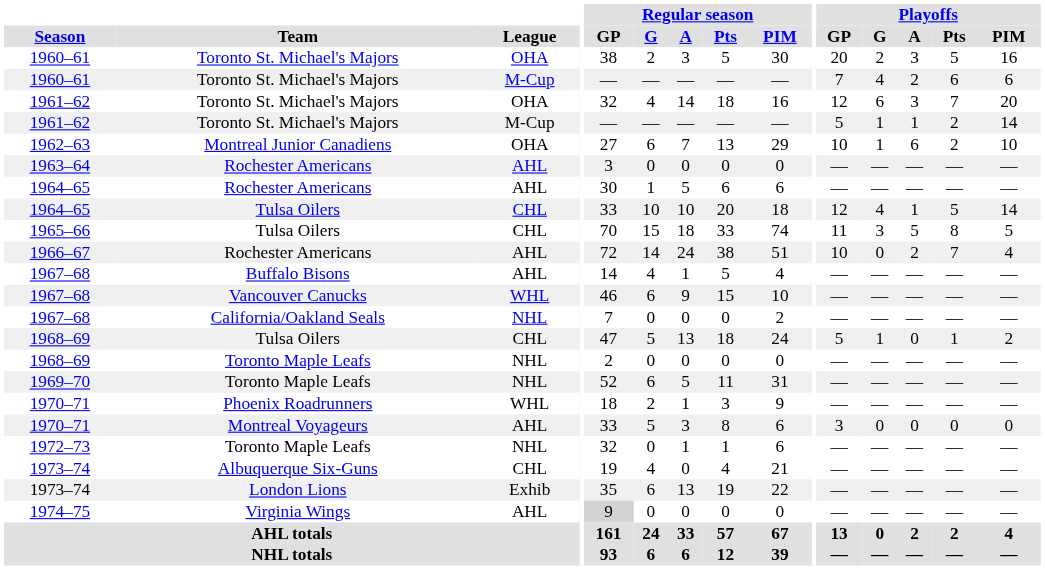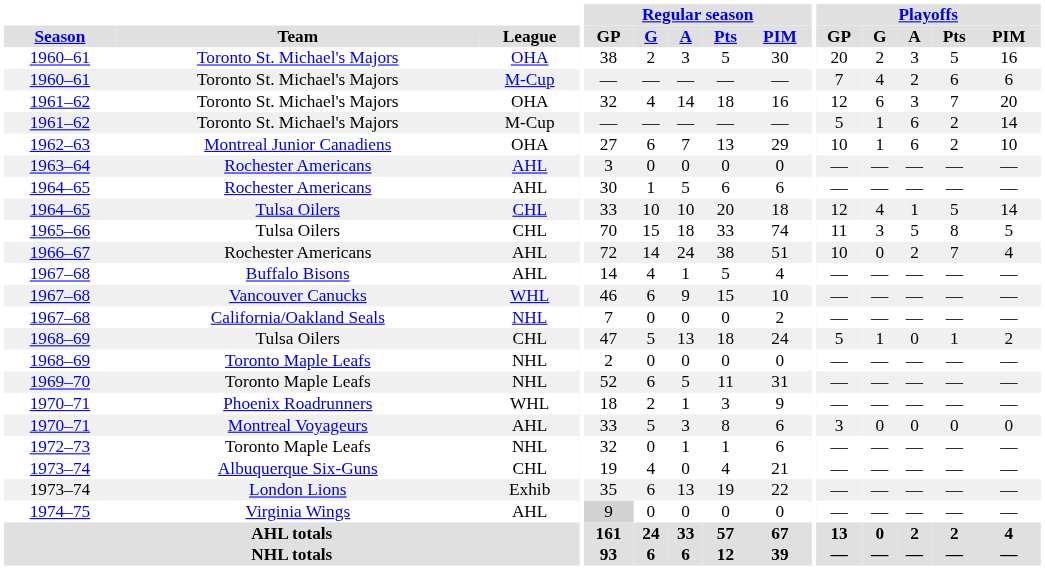(914, 122) 1 -> (914, 122) 6
